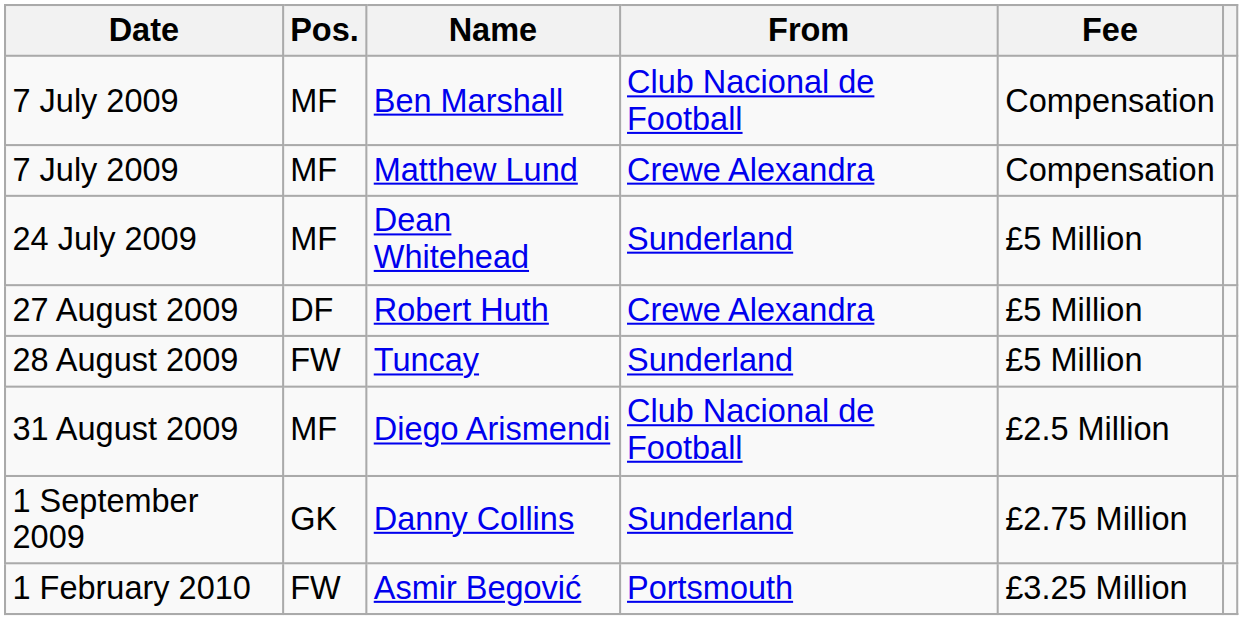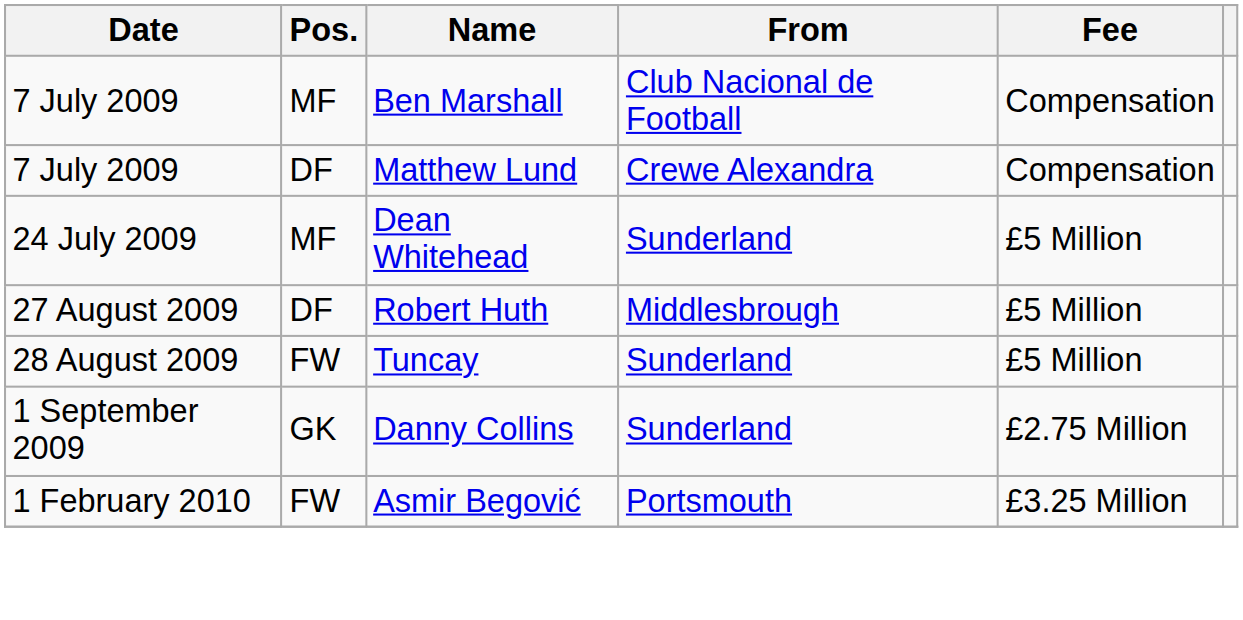(314, 169) MF -> (311, 169) DF
(751, 309) Crewe Alexandra -> (732, 309) Middlesbrough
- row: (492, 430)
